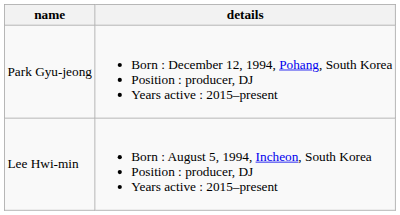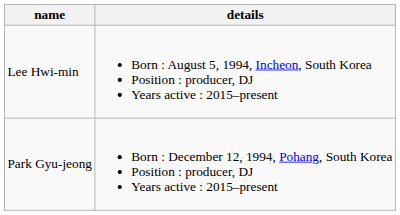rows swapped: (43, 164) <-> (50, 71)
